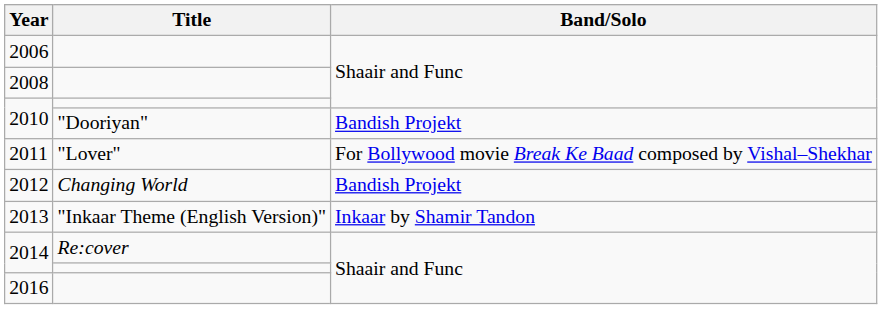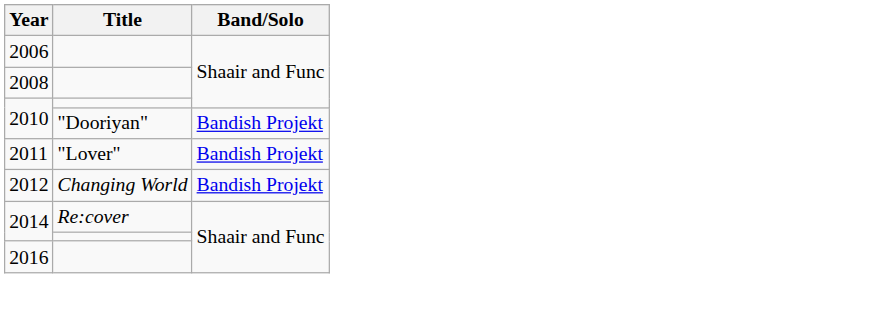(603, 154) For Bollywood movie Break Ke Baad composed by Vishal–Shekhar -> (260, 154) Bandish Projekt
- row: (29, 216)
